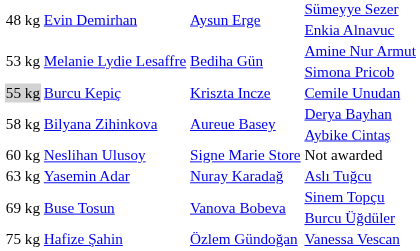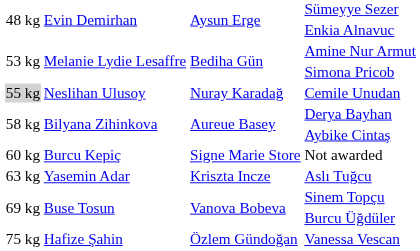(82, 93) Burcu Kepiç -> (95, 93) Neslihan Ulusoy
(230, 93) Kriszta Incze -> (237, 93) Nuray Karadağ
(95, 155) Neslihan Ulusoy -> (82, 155) Burcu Kepiç
(237, 176) Nuray Karadağ -> (230, 176) Kriszta Incze
